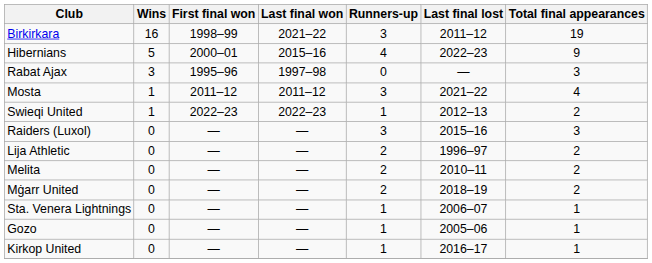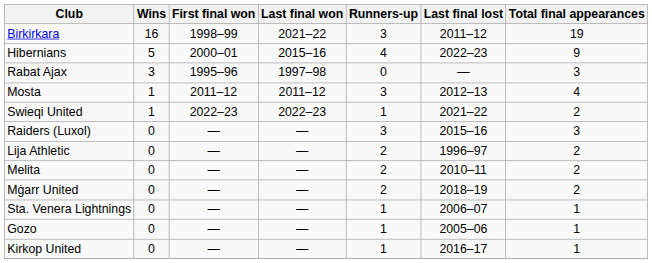(463, 92) 2021–22 -> (463, 92) 2012–13
(463, 111) 2012–13 -> (463, 111) 2021–22
